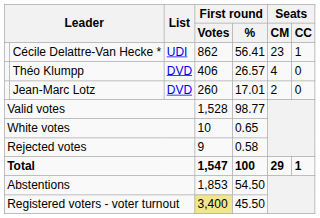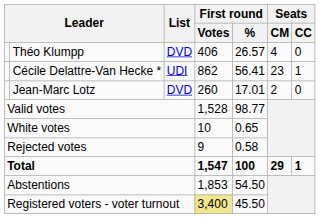rows swapped: (87, 52) <-> (48, 71)
